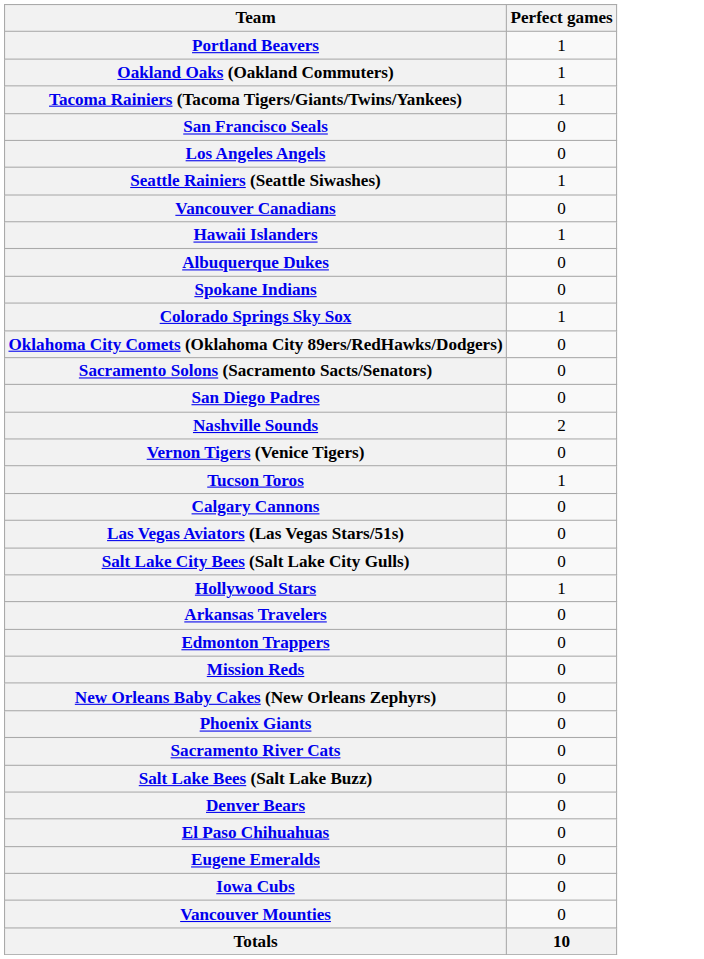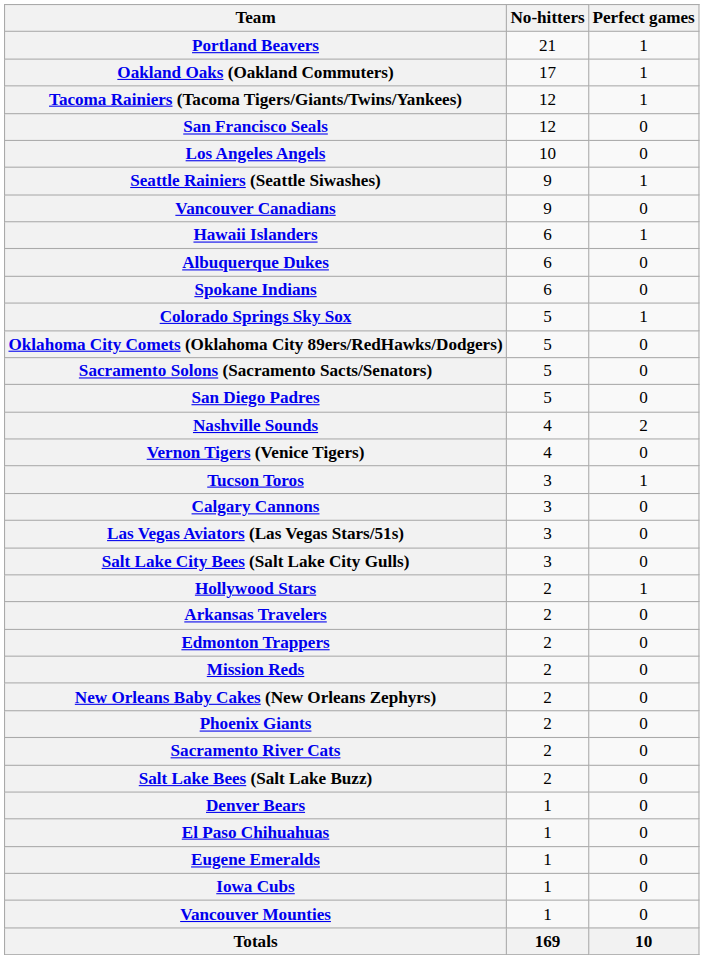+ column: (548, 18)
